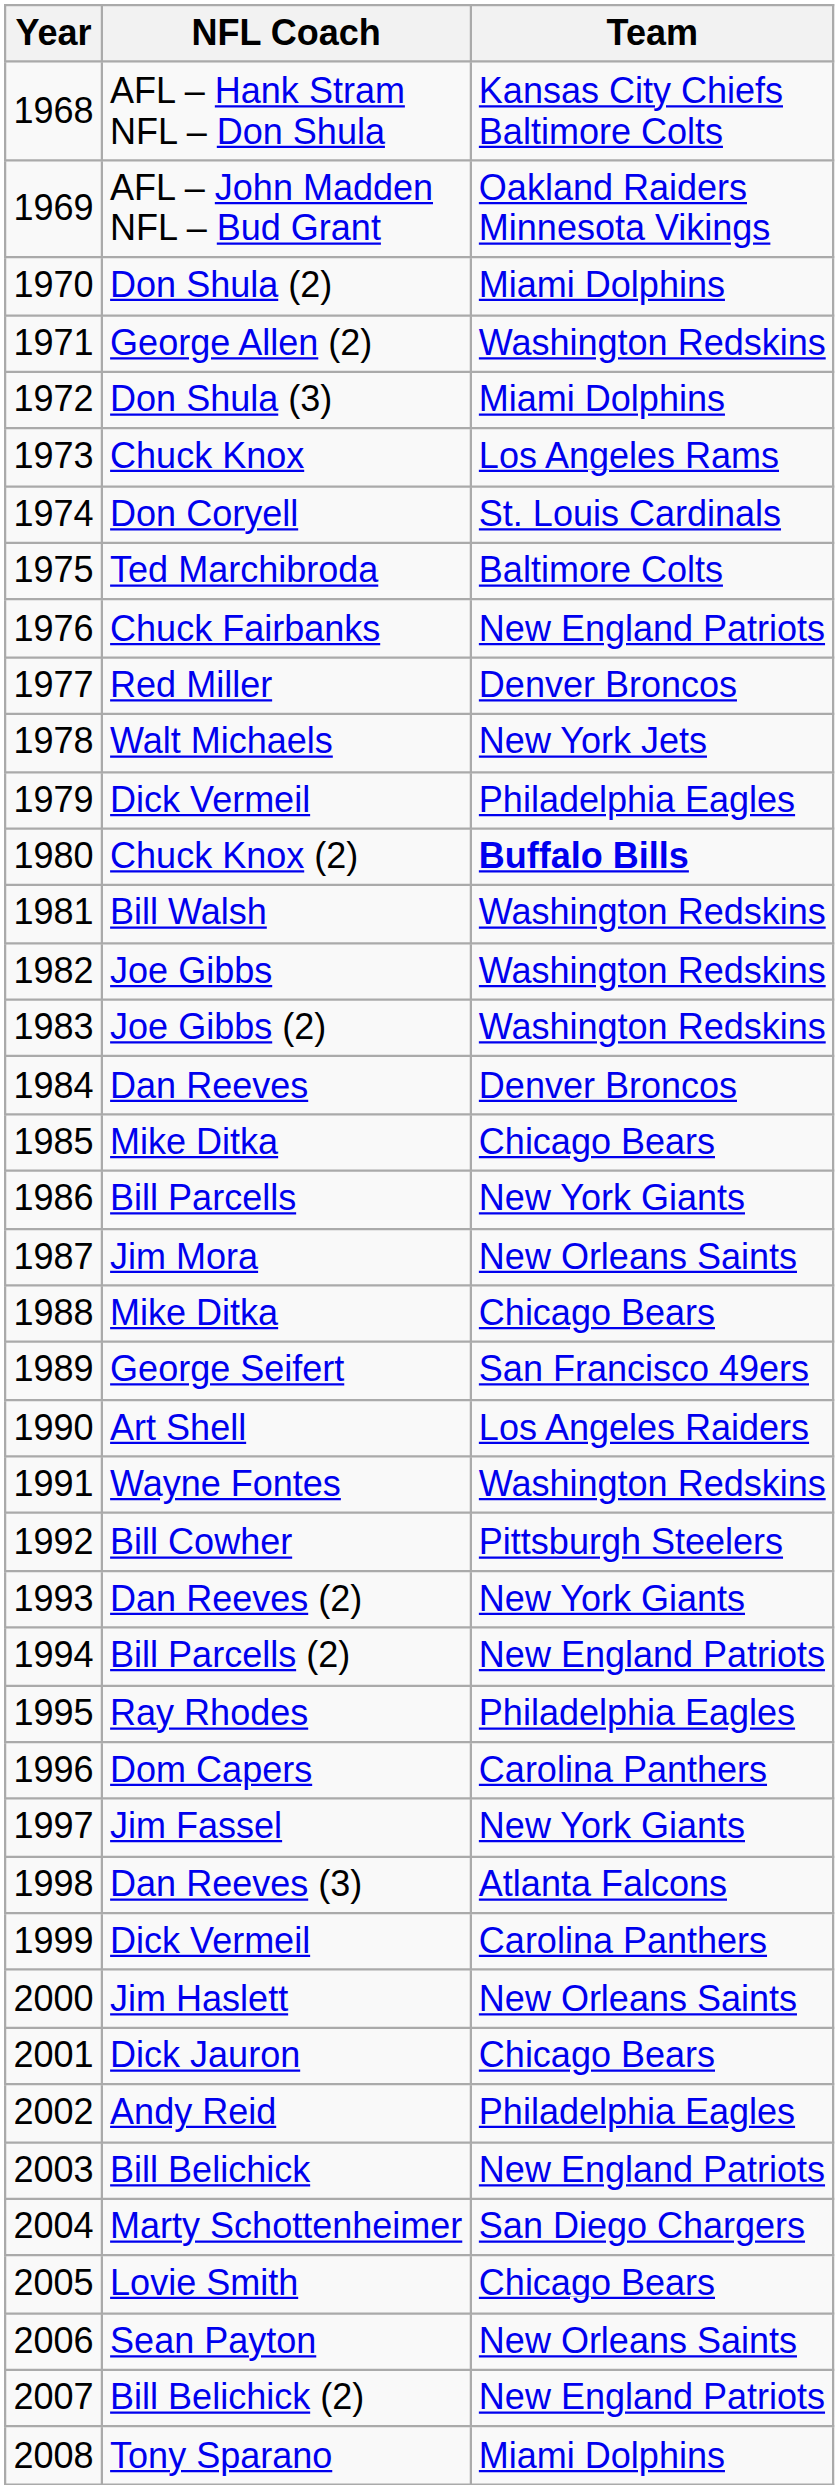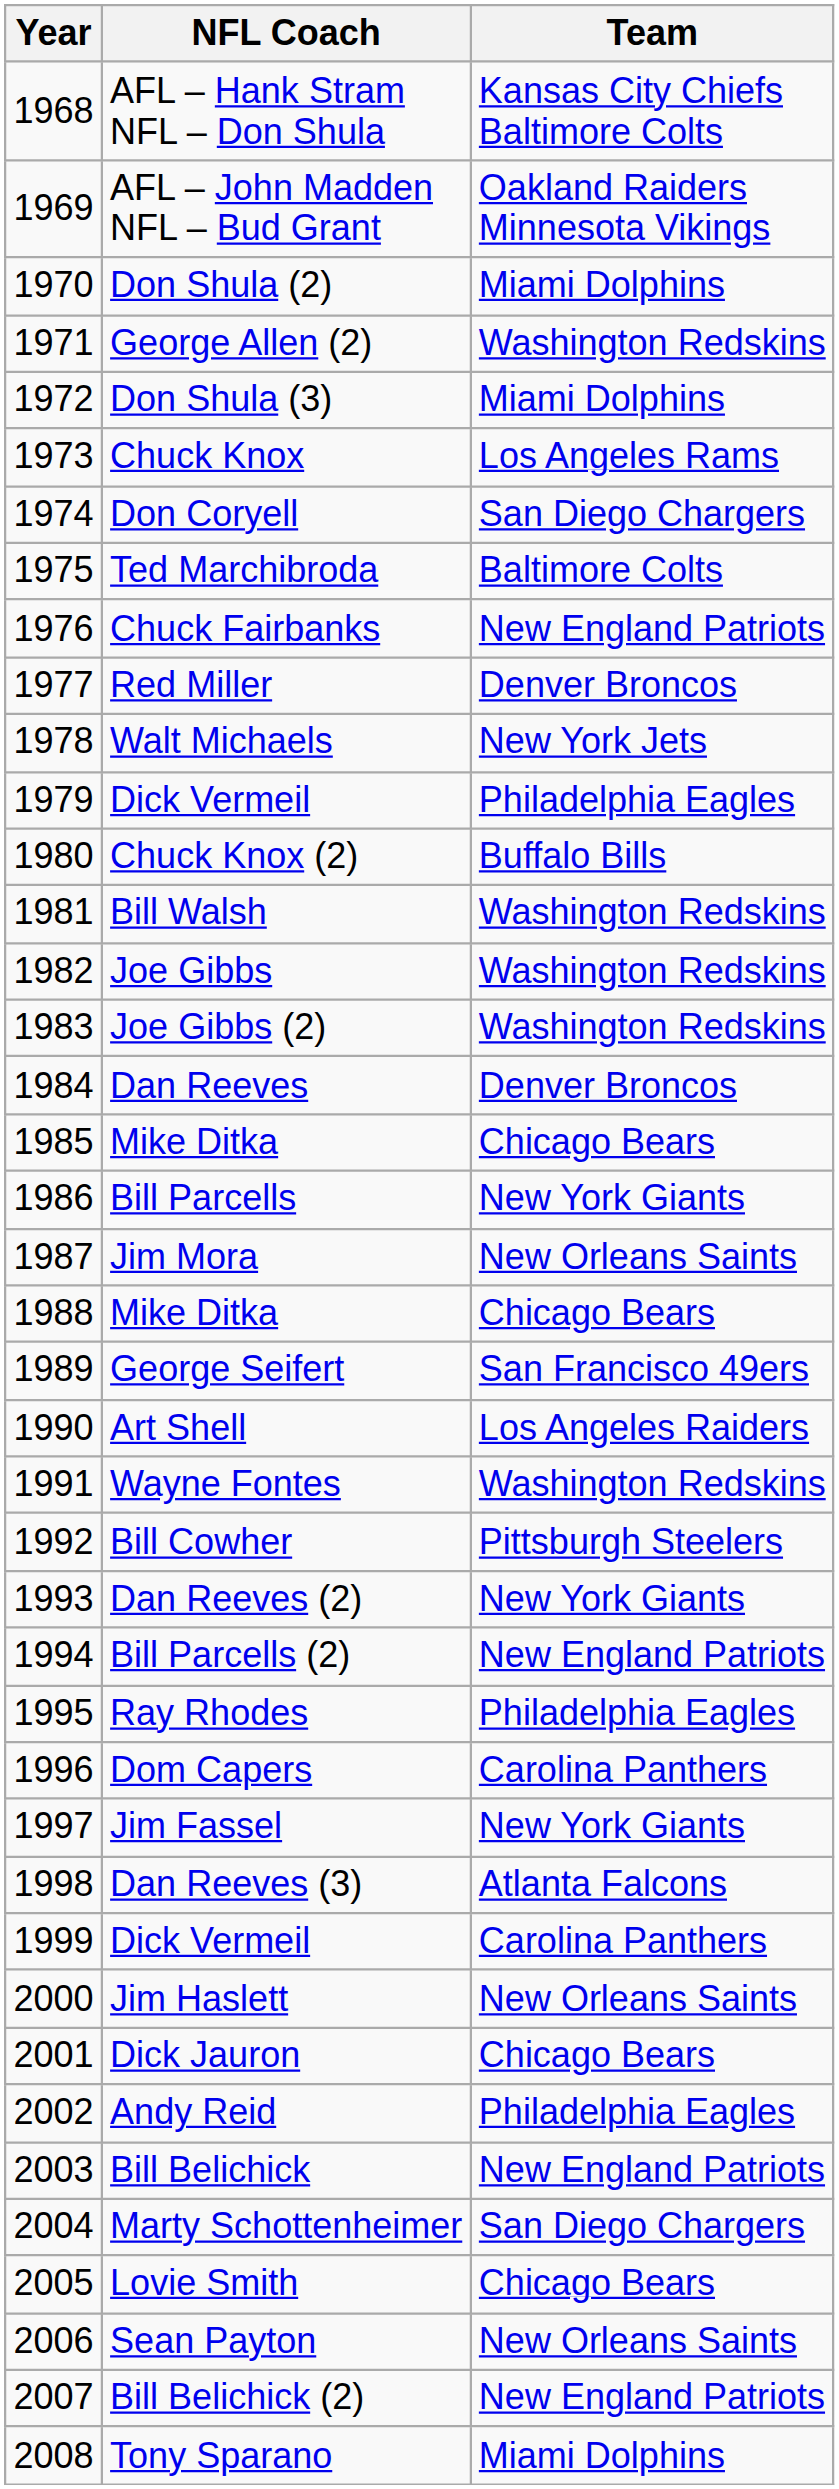(630, 513) St. Louis Cardinals -> (642, 513) San Diego Chargers
(584, 856) bold -> (573, 856) normal
